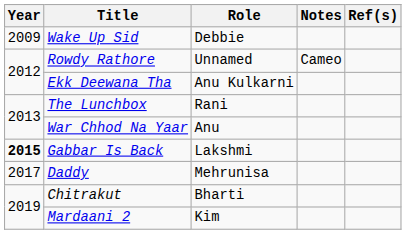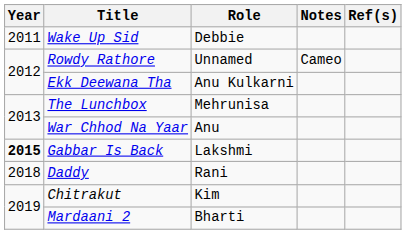(24, 38) 2009 -> (24, 38) 2011
(211, 106) Rani -> (232, 106) Mehrunisa
(24, 173) 2017 -> (24, 173) 2018
(232, 173) Mehrunisa -> (211, 173) Rani
(219, 195) Bharti -> (207, 195) Kim
(207, 218) Kim -> (219, 218) Bharti
